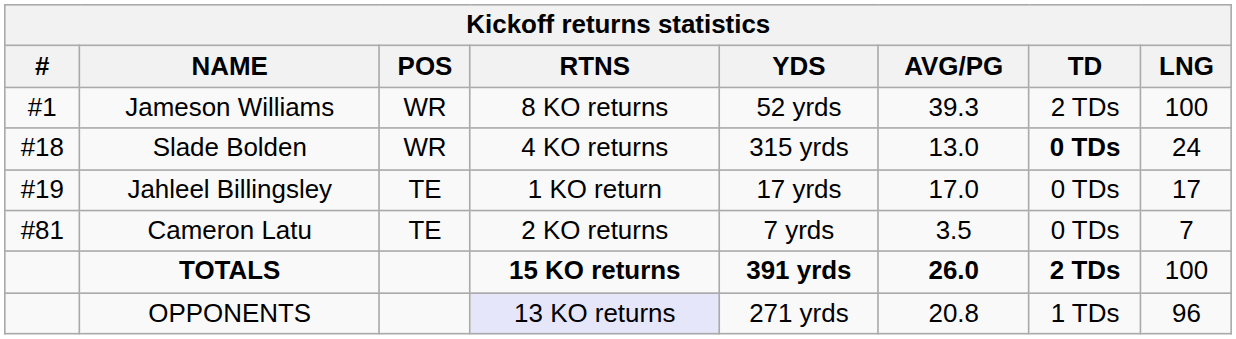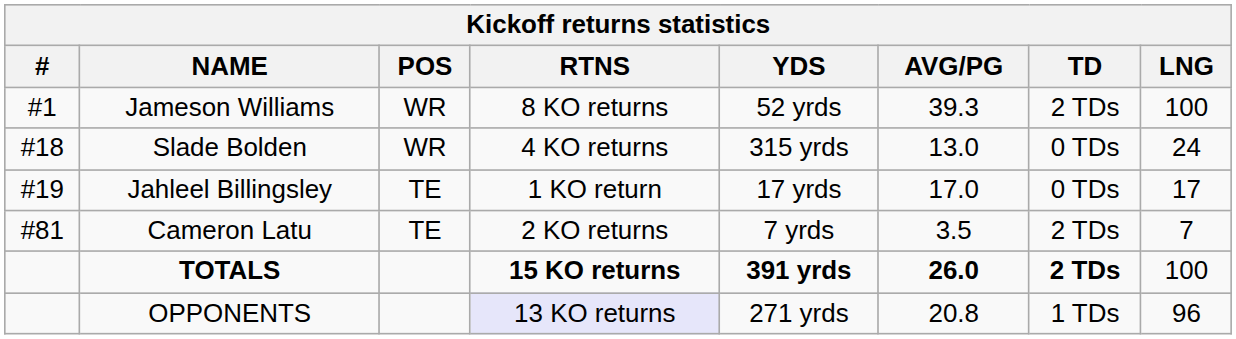(1085, 148) bold -> (1085, 148) normal
(1085, 230) 0 TDs -> (1085, 230) 2 TDs
